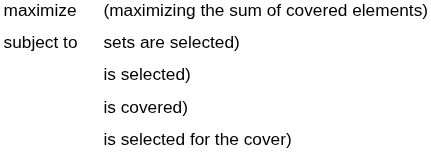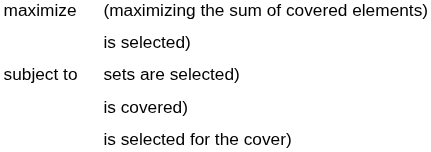rows swapped: (172, 42) <-> (147, 75)
